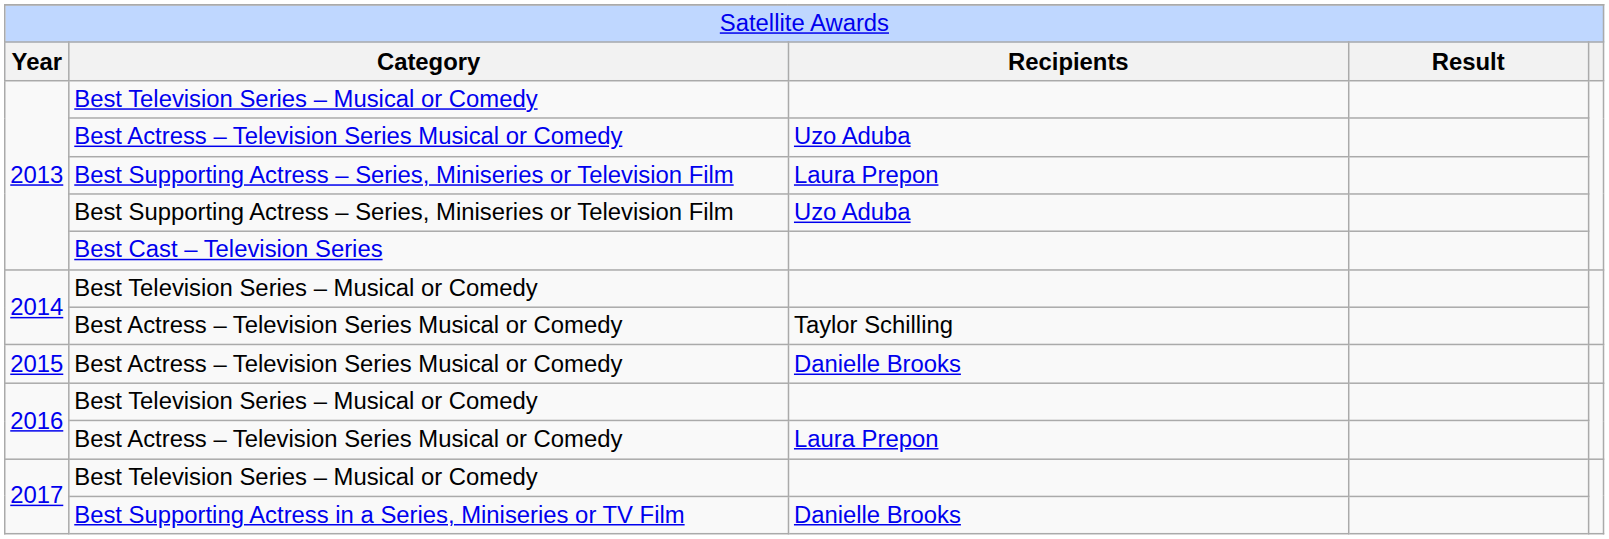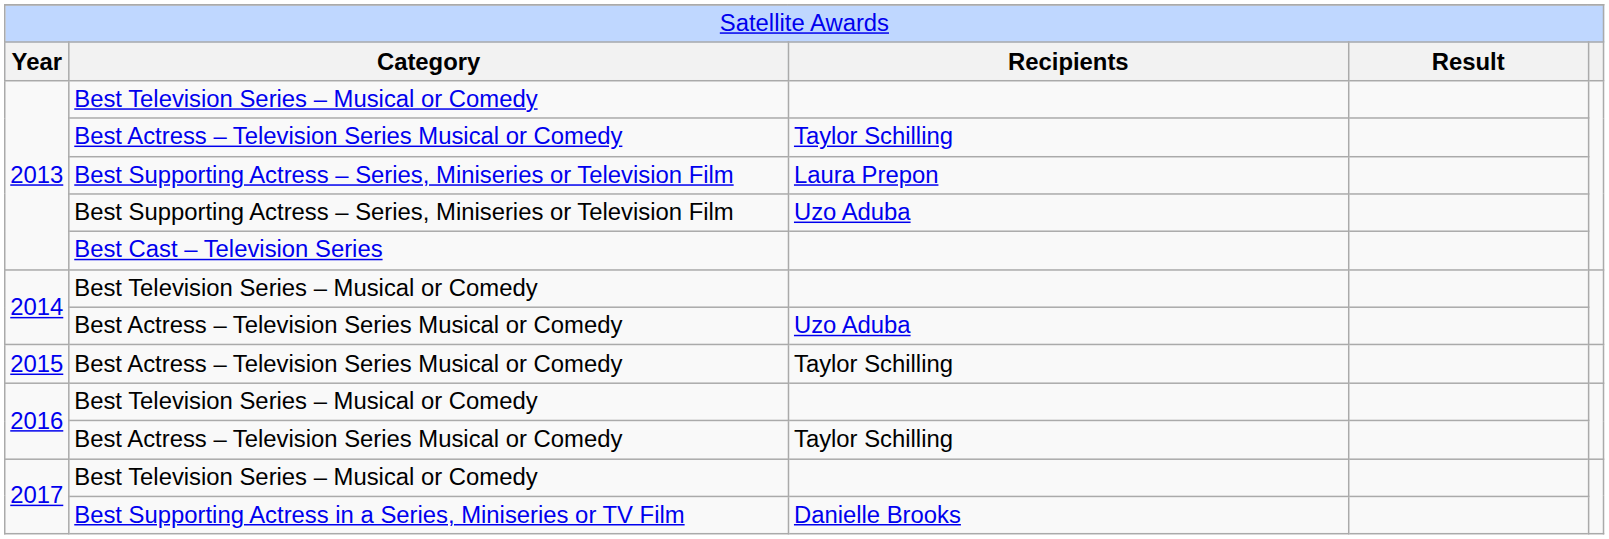(852, 136) Uzo Aduba -> (873, 136) Taylor Schilling
(873, 325) Taylor Schilling -> (852, 325) Uzo Aduba
(877, 363) Danielle Brooks -> (873, 363) Taylor Schilling
(866, 439) Laura Prepon -> (873, 439) Taylor Schilling
